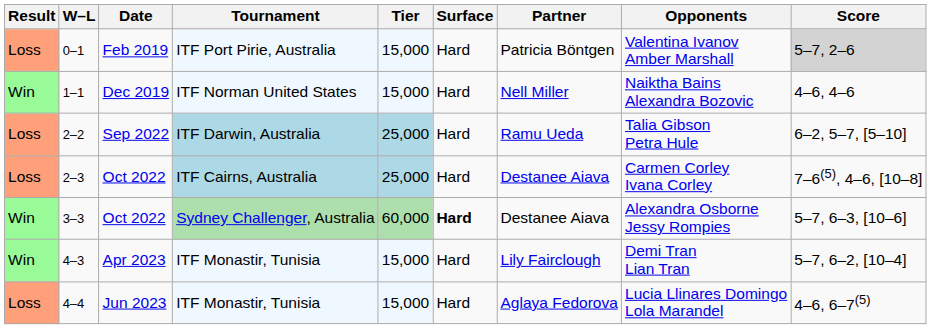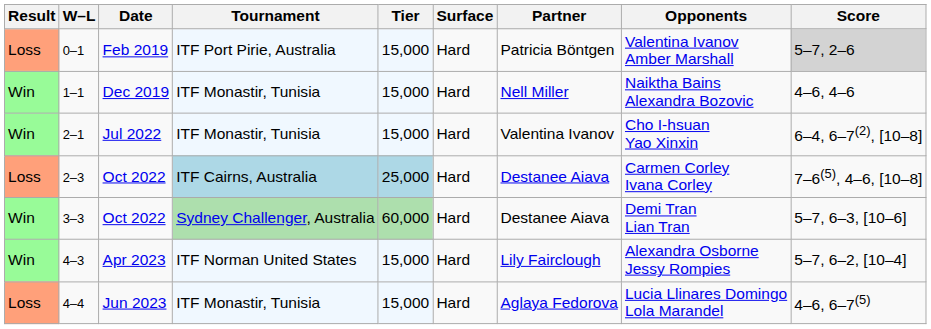(266, 92) ITF Norman United States -> (248, 92) ITF Monastir, Tunisia
+ row: (73, 135)
- row: (73, 135)
(454, 218) bold -> (453, 218) normal
(692, 218) Alexandra Osborne Jessy Rompies -> (661, 218) Demi Tran Lian Tran
(248, 260) ITF Monastir, Tunisia -> (266, 260) ITF Norman United States
(661, 260) Demi Tran Lian Tran -> (692, 260) Alexandra Osborne Jessy Rompies
